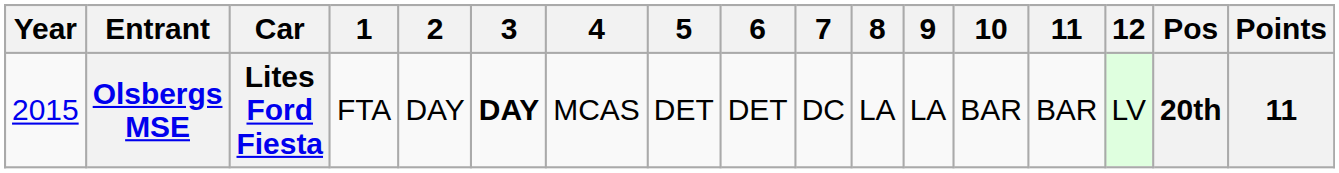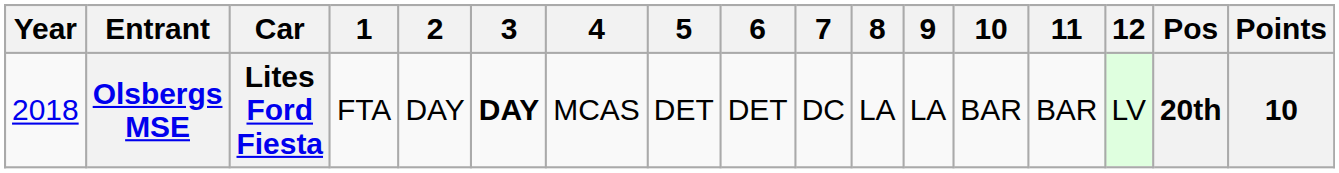(45, 110) 2015 -> (45, 110) 2018
(1281, 110) 11 -> (1281, 110) 10
